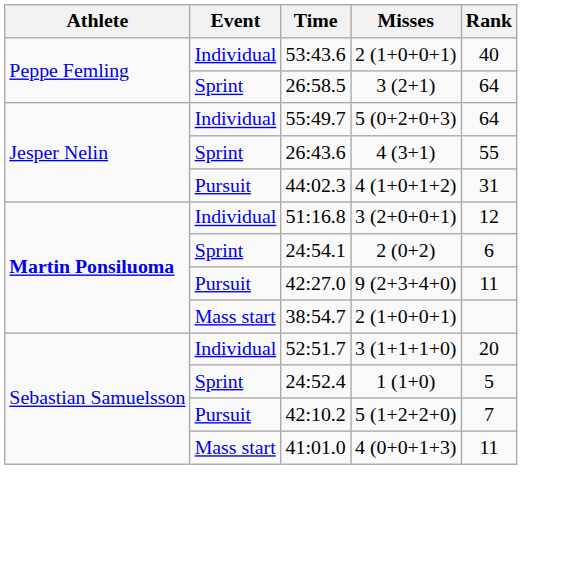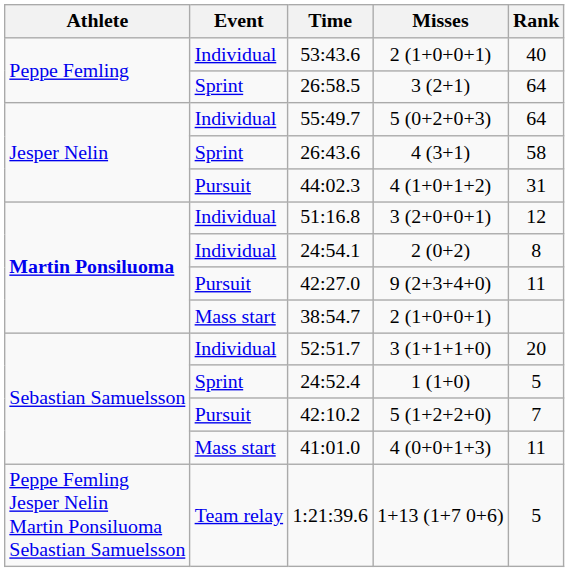(489, 152) 55 -> (536, 152) 58
(219, 250) Sprint -> (235, 250) Individual
(489, 250) 6 -> (536, 250) 8
+ row: (330, 515)
